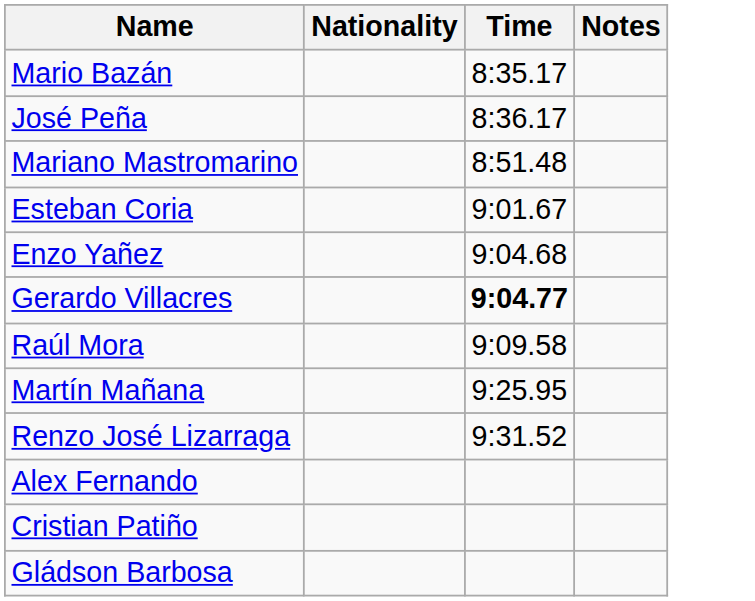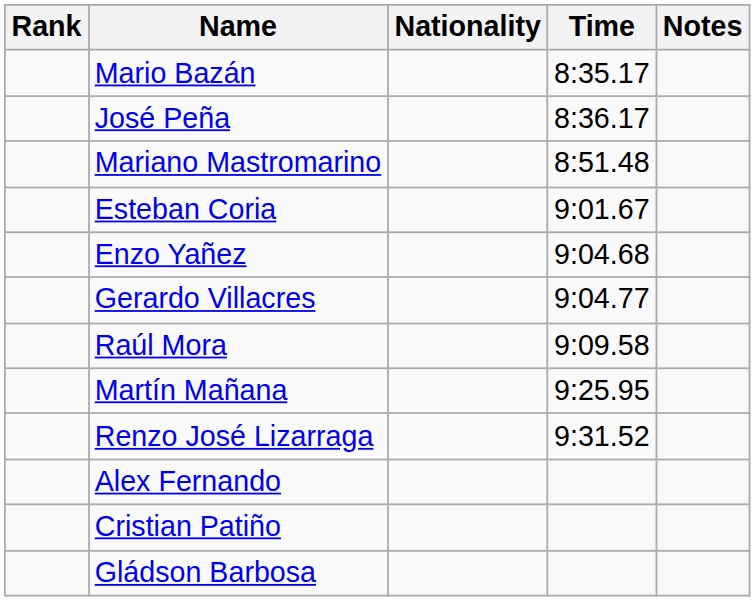+ column: (47, 27)
(519, 299) bold -> (602, 299) normal
